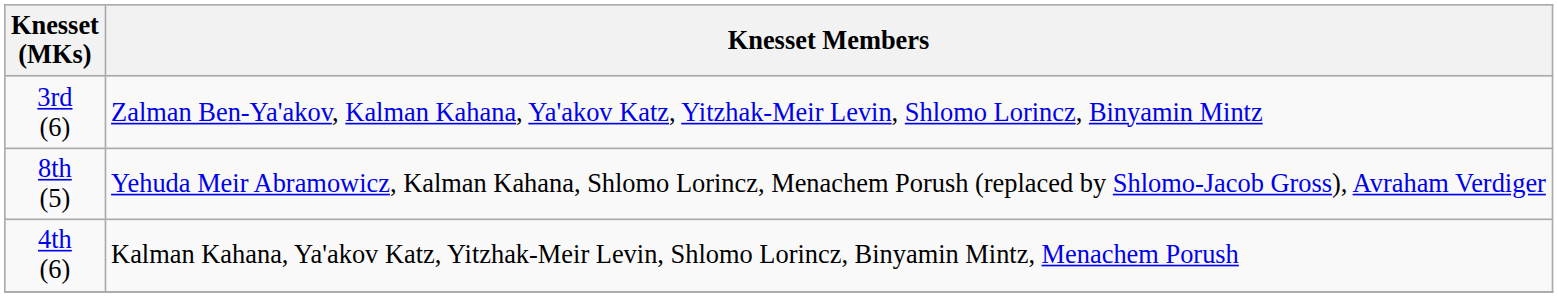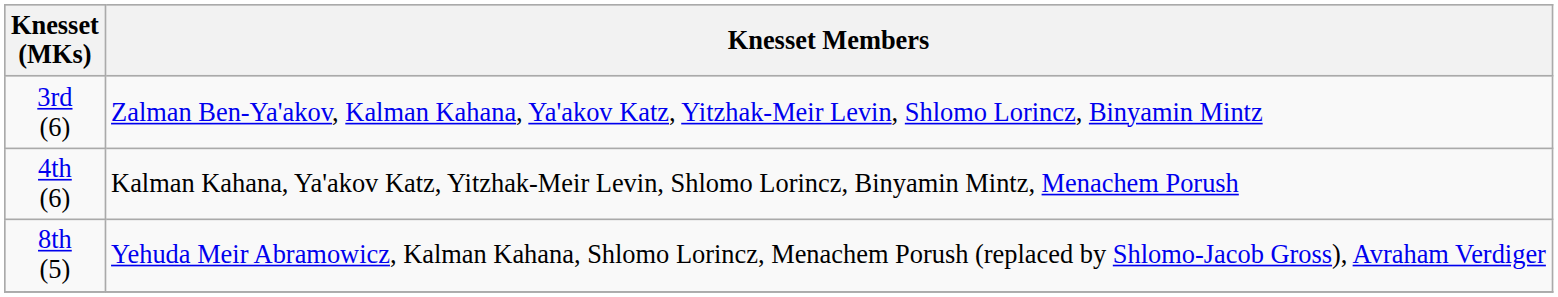rows swapped: (55, 254) <-> (55, 183)
